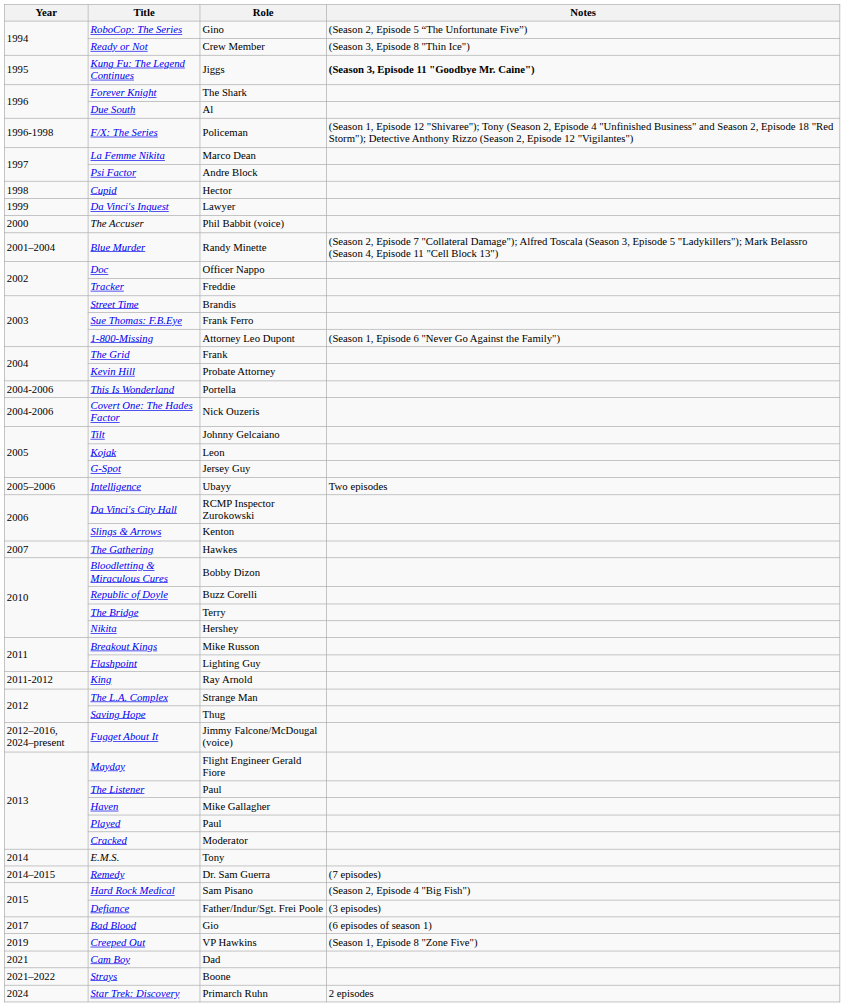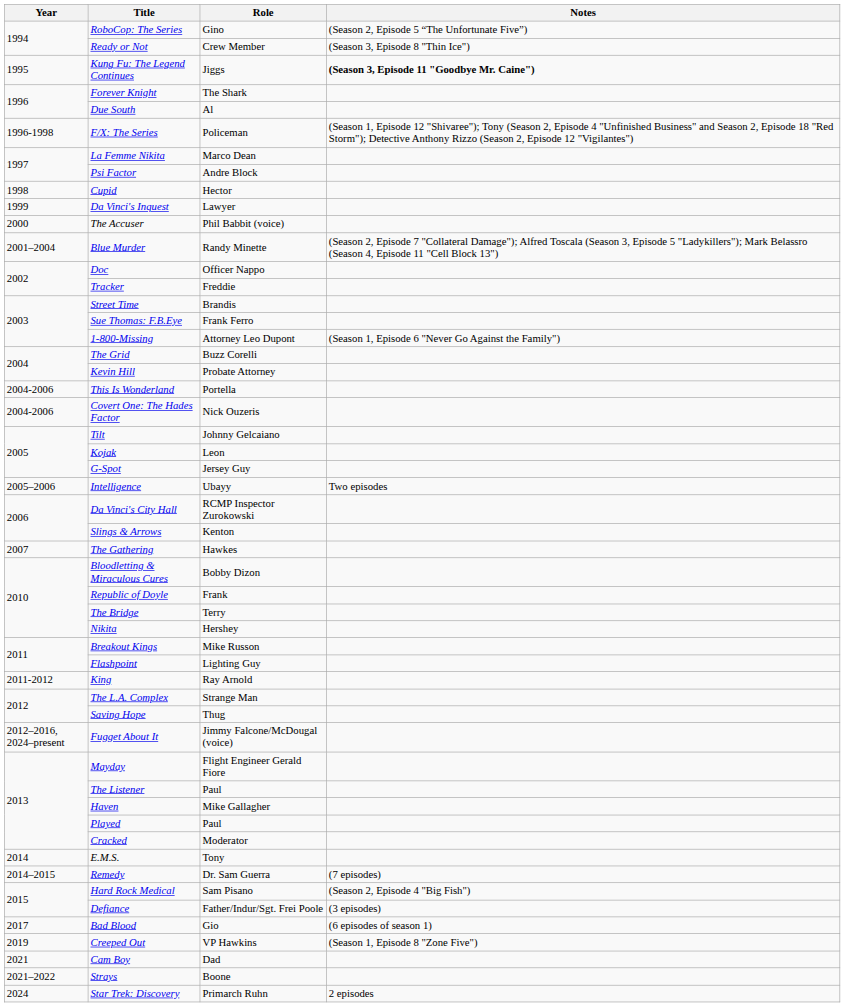(215, 355) Frank -> (230, 355) Buzz Corelli
(230, 595) Buzz Corelli -> (215, 595) Frank
